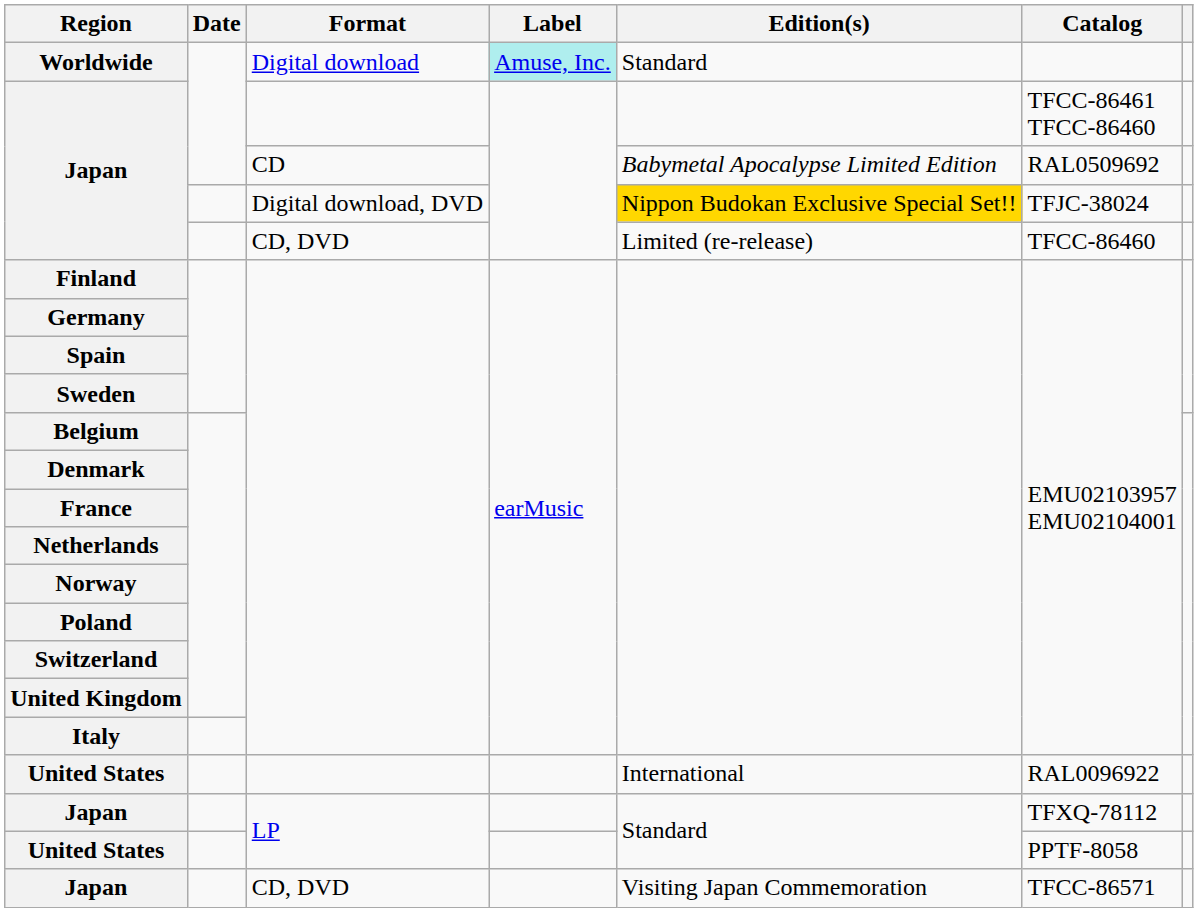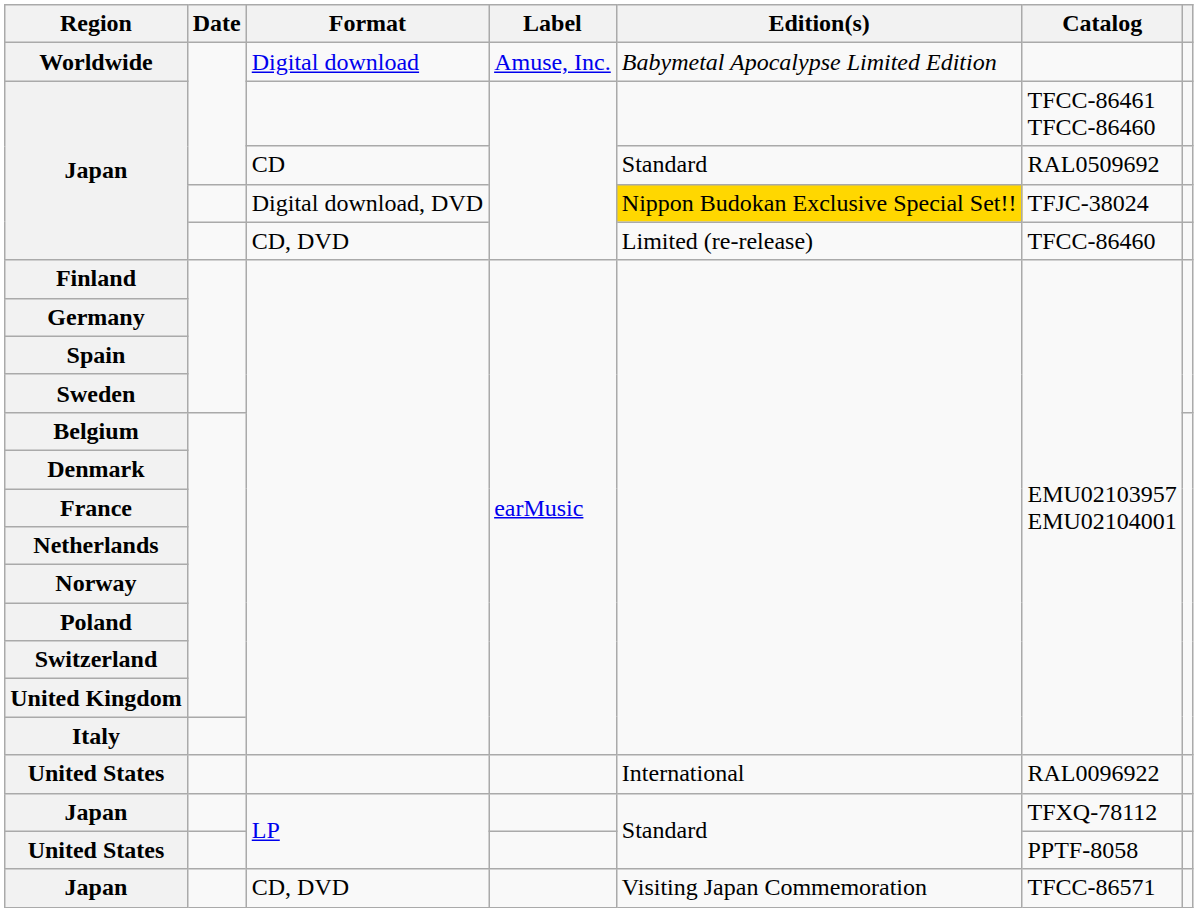(552, 61) paleturquoise background -> (552, 61) no background
(664, 61) Standard -> (809, 61) Babymetal Apocalypse Limited Edition
(809, 164) Babymetal Apocalypse Limited Edition -> (664, 164) Standard
